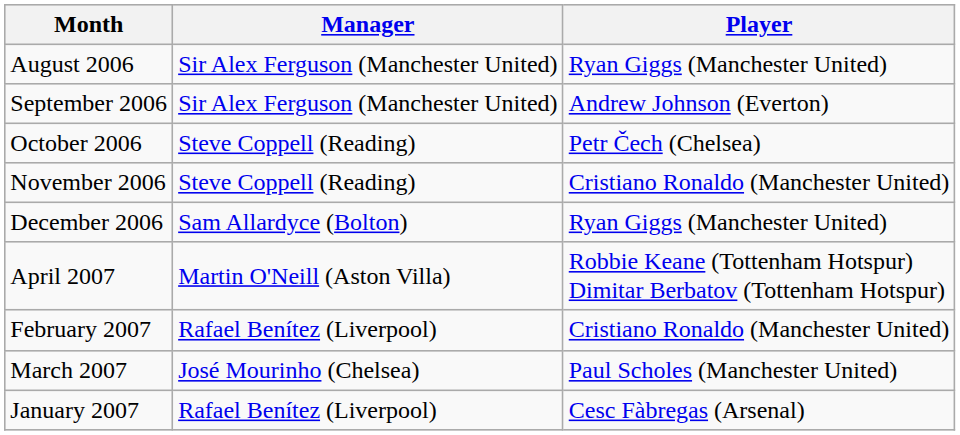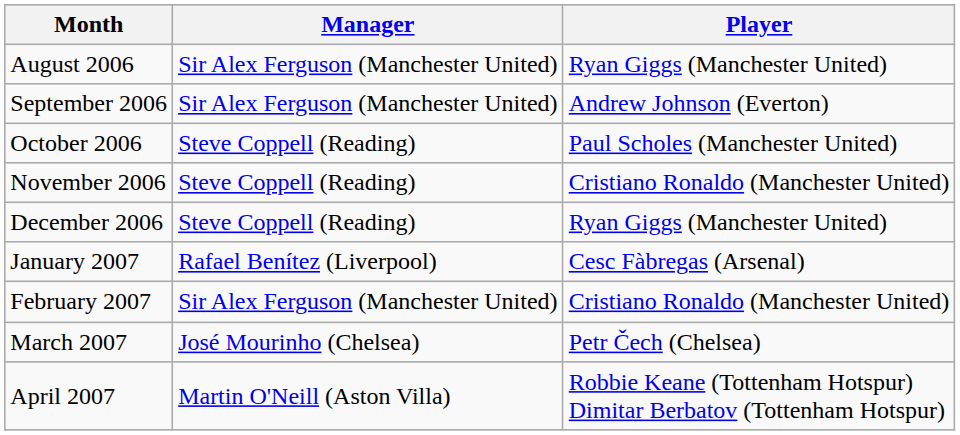(665, 143) Petr Čech (Chelsea) -> (733, 143) Paul Scholes (Manchester United)
(293, 222) Sam Allardyce (Bolton) -> (297, 222) Steve Coppell (Reading)
rows swapped: (75, 409) <-> (63, 276)
(307, 330) Rafael Benítez (Liverpool) -> (368, 301) Sir Alex Ferguson (Manchester United)
(733, 369) Paul Scholes (Manchester United) -> (665, 341) Petr Čech (Chelsea)
